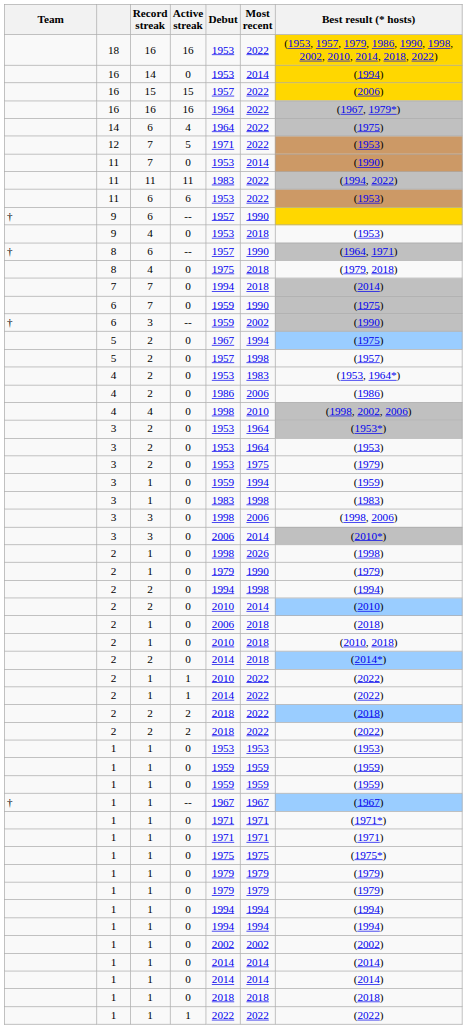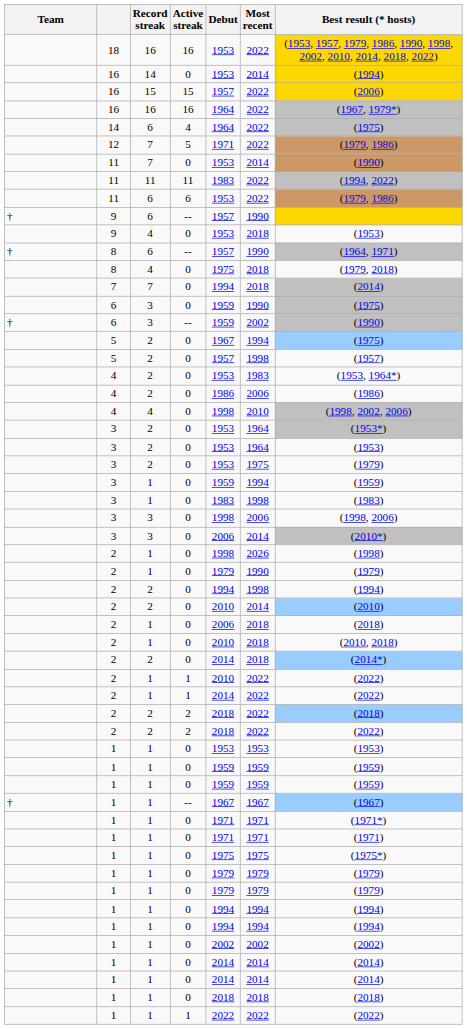(369, 145) (1953) -> (369, 145) (1979, 1986)
(369, 198) (1953) -> (369, 198) (1979, 1986)
(150, 305) 7 -> (150, 305) 3
